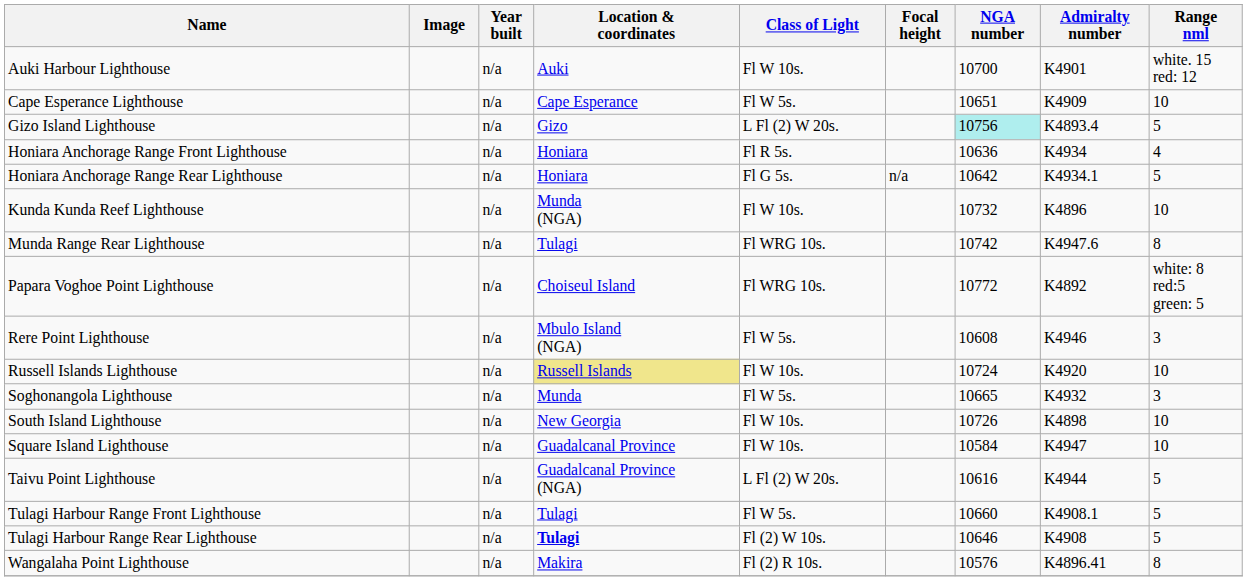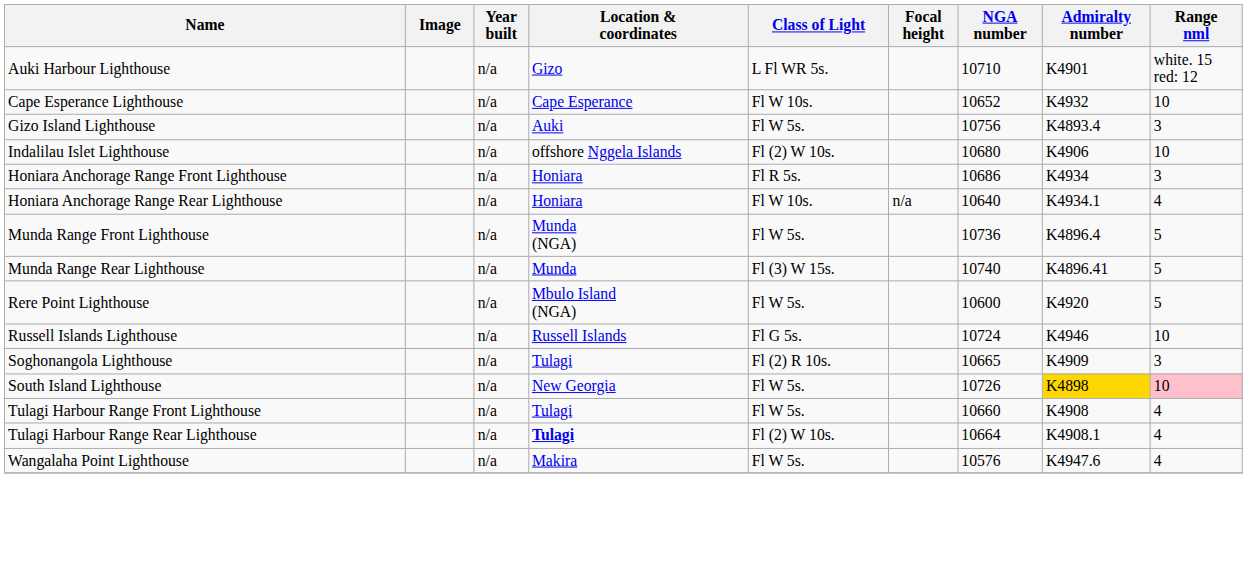(553, 68) Auki -> (547, 68) Gizo
(773, 68) Fl W 10s. -> (790, 68) L Fl WR 5s.
(978, 68) 10700 -> (981, 68) 10710
(769, 101) Fl W 5s. -> (782, 101) Fl W 10s.
(978, 101) 10651 -> (981, 101) 10652
(1065, 101) K4909 -> (1067, 101) K4932
(552, 126) Gizo -> (548, 126) Auki
(791, 126) L Fl (2) W 20s. -> (778, 126) Fl W 5s.
(978, 126) paleturquoise background -> (981, 126) no background
(1157, 126) 5 -> (1158, 126) 3
+ row: (89, 151)
(978, 151) 10636 -> (981, 176) 10686
(1157, 151) 4 -> (1158, 176) 3
(768, 176) Fl G 5s. -> (782, 201) Fl W 10s.
(978, 176) 10642 -> (981, 201) 10640
(1157, 176) 5 -> (1158, 201) 4
- row: (106, 210)
+ row: (108, 235)
(557, 243) Tulagi -> (554, 268) Munda
(784, 243) Fl WRG 10s. -> (793, 268) Fl (3) W 15s.
(978, 243) 10742 -> (981, 268) 10740
(1071, 243) K4947.6 -> (1077, 268) K4896.41
(1157, 243) 8 -> (1158, 268) 5
- row: (111, 286)
(978, 337) 10608 -> (981, 302) 10600
(1065, 337) K4946 -> (1067, 302) K4920
(1157, 337) 3 -> (1158, 302) 5
(584, 371) khaki background -> (579, 336) no background
(773, 371) Fl W 10s. -> (777, 336) Fl G 5s.
(1065, 371) K4920 -> (1067, 336) K4946
(559, 396) Munda -> (552, 361) Tulagi
(769, 396) Fl W 5s. -> (791, 361) Fl (2) R 10s.
(1065, 396) K4932 -> (1067, 361) K4909
(773, 421) Fl W 10s. -> (778, 385) Fl W 5s.
(1065, 421) no background -> (1067, 385) gold background
(1161, 421) no background -> (1162, 385) pink background
- row: (88, 446)
- row: (82, 479)
(1071, 513) K4908.1 -> (1067, 410) K4908
(1157, 513) 5 -> (1158, 410) 4
(978, 538) 10646 -> (981, 435) 10664
(1065, 538) K4908 -> (1073, 435) K4908.1
(1157, 538) 5 -> (1158, 435) 4
(782, 563) Fl (2) R 10s. -> (778, 460) Fl W 5s.
(1075, 563) K4896.41 -> (1073, 460) K4947.6
(1157, 563) 8 -> (1158, 460) 4
